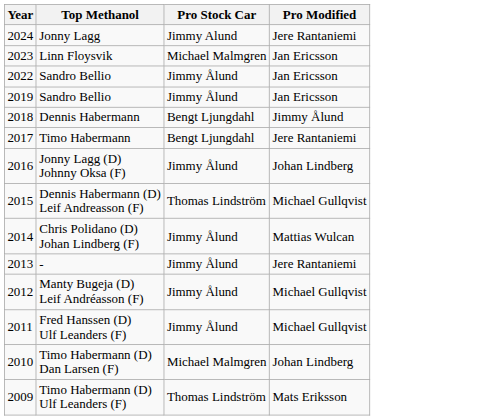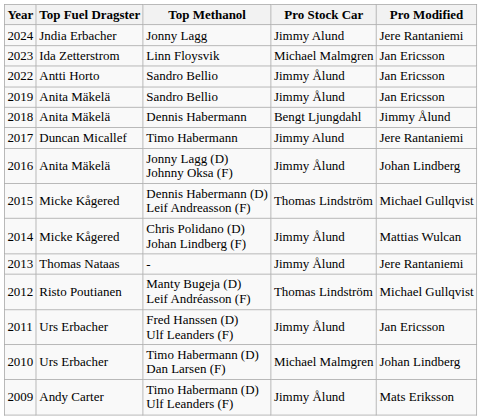+ column: (90, 14)
(211, 138) Bengt Ljungdahl -> (309, 138) Jimmy Alund
(202, 291) Jimmy Ålund -> (323, 291) Thomas Lindström
(320, 327) Michael Gullqvist -> (412, 327) Jan Ericsson
(216, 397) Thomas Lindström -> (309, 397) Jimmy Ålund
